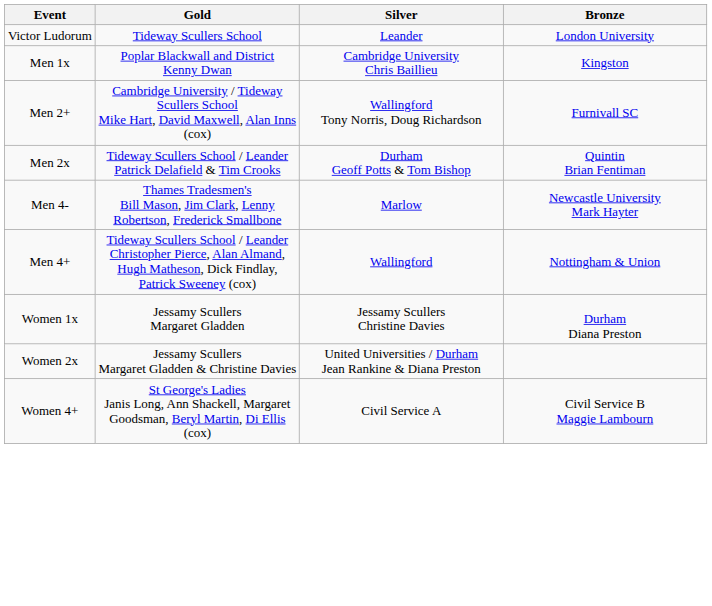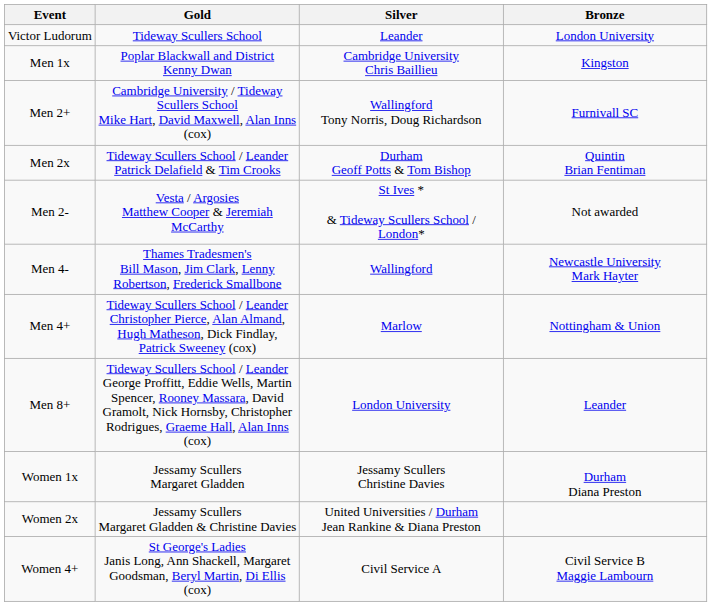+ row: (50, 212)
(401, 205) Marlow -> (401, 269) Wallingford
(401, 262) Wallingford -> (401, 326) Marlow
+ row: (50, 405)
